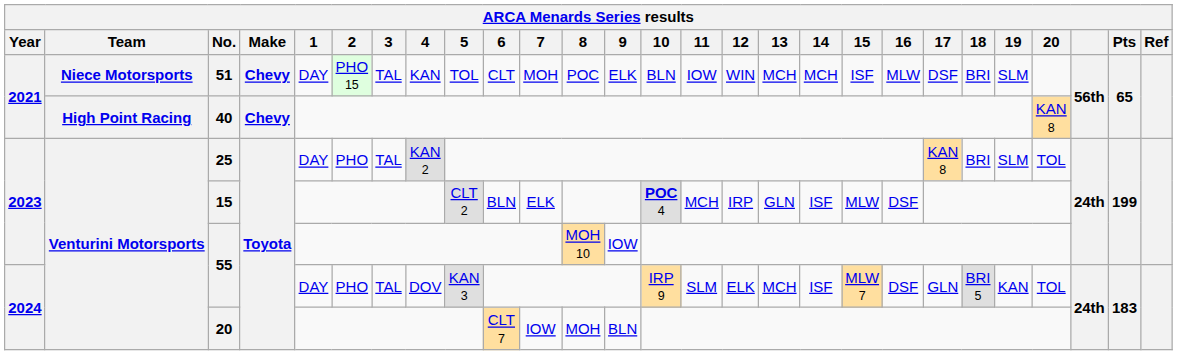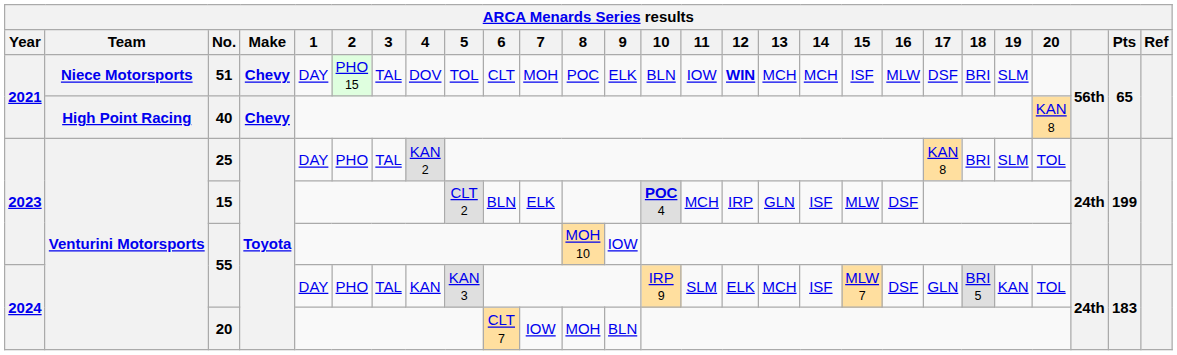(425, 75) KAN -> (425, 75) DOV
(741, 75) normal -> (741, 75) bold
(425, 286) DOV -> (425, 286) KAN
